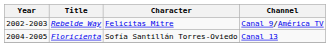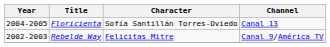rows swapped: (76, 23) <-> (76, 36)
